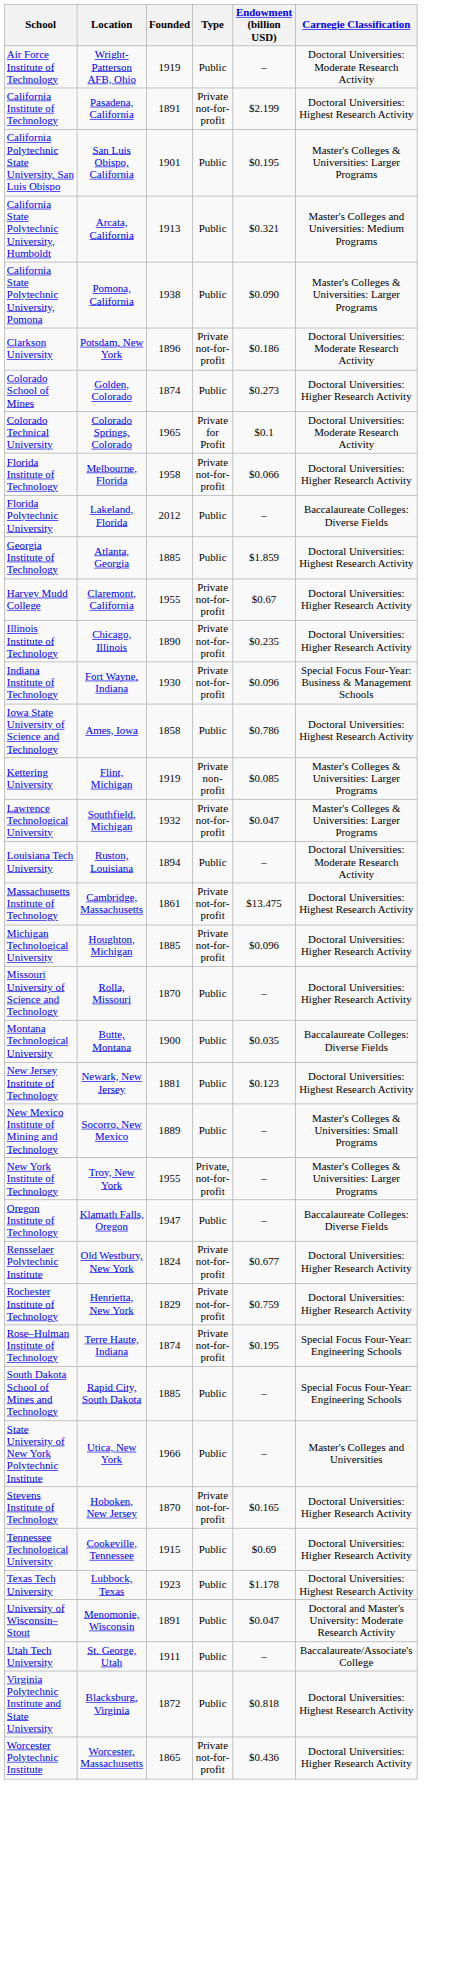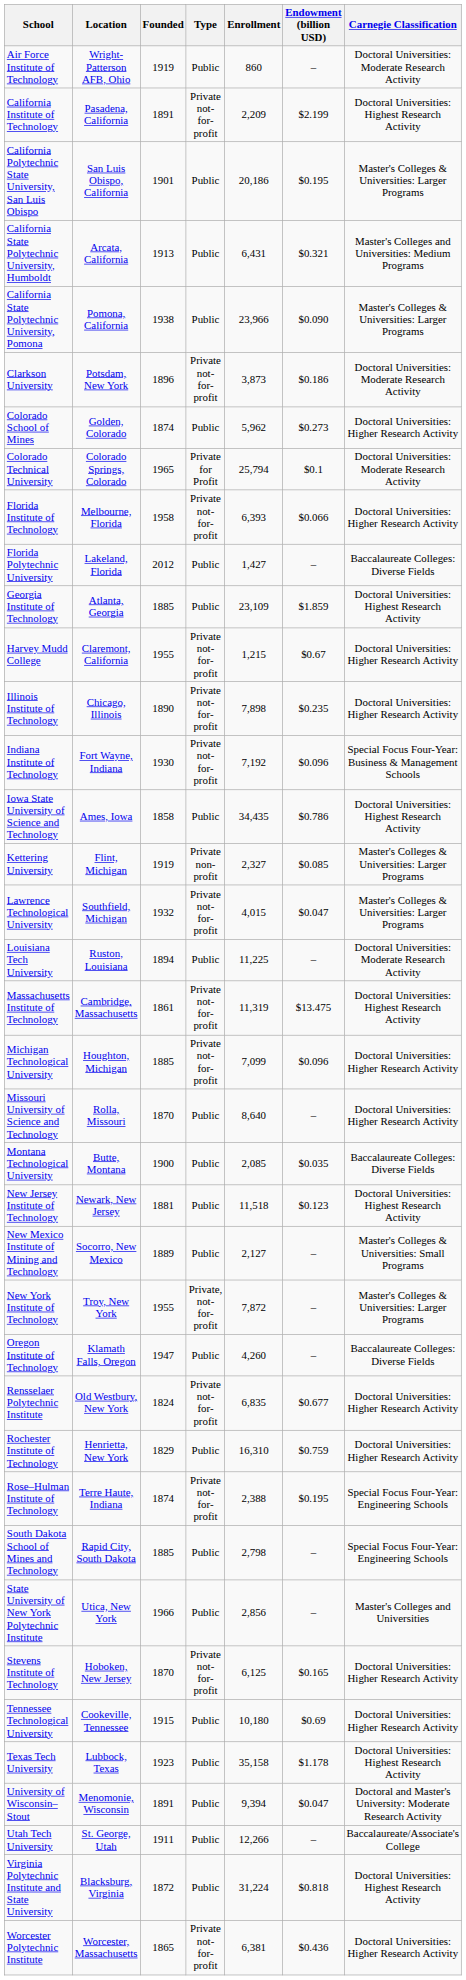+ column: (254, 25)
(213, 1304) Private not-for-profit -> (205, 1450) Public
